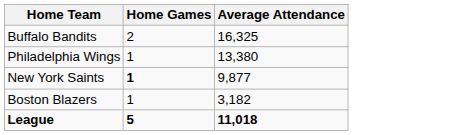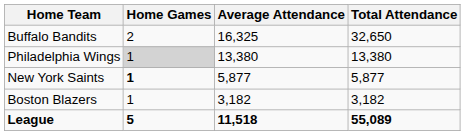+ column: (404, 15)
(130, 57) no background -> (130, 57) lightgrey background
(234, 78) 9,877 -> (234, 78) 5,877
(237, 120) 11,018 -> (237, 120) 11,518
